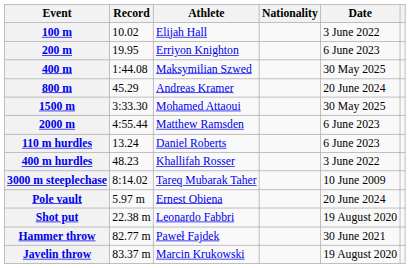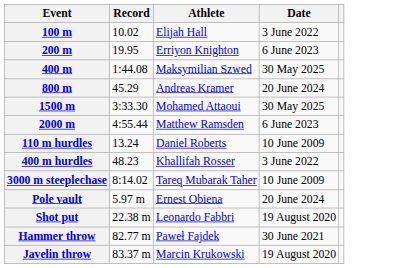- column: (290, 13)
(351, 143) 6 June 2023 -> (293, 143) 10 June 2009
